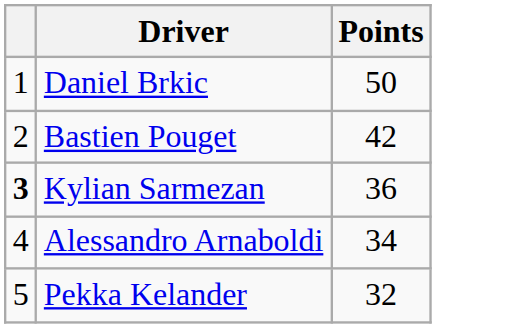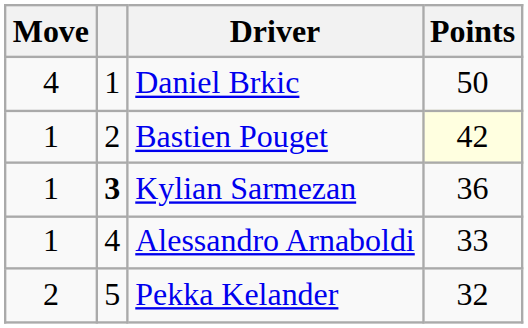+ column: (51, 30)
(381, 135) no background -> (472, 135) lightyellow background
(381, 241) 34 -> (472, 241) 33
